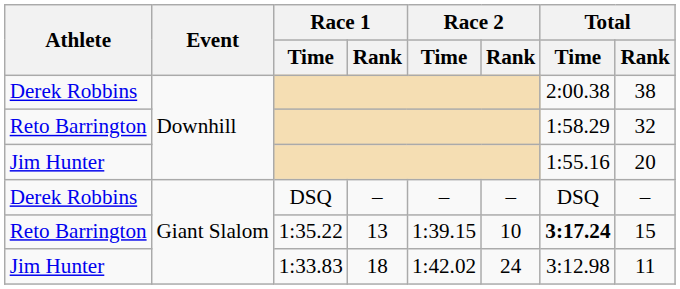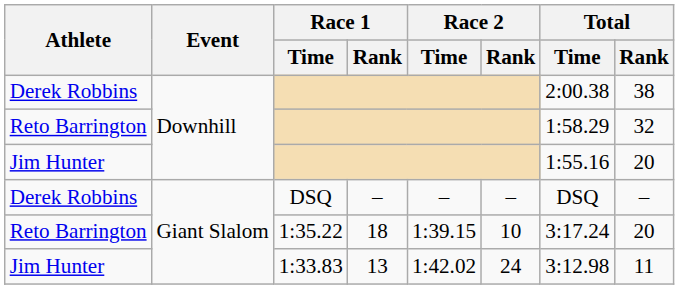(377, 231) 13 -> (377, 231) 18
(578, 231) bold -> (577, 231) normal
(645, 231) 15 -> (644, 231) 20
(377, 266) 18 -> (377, 266) 13
